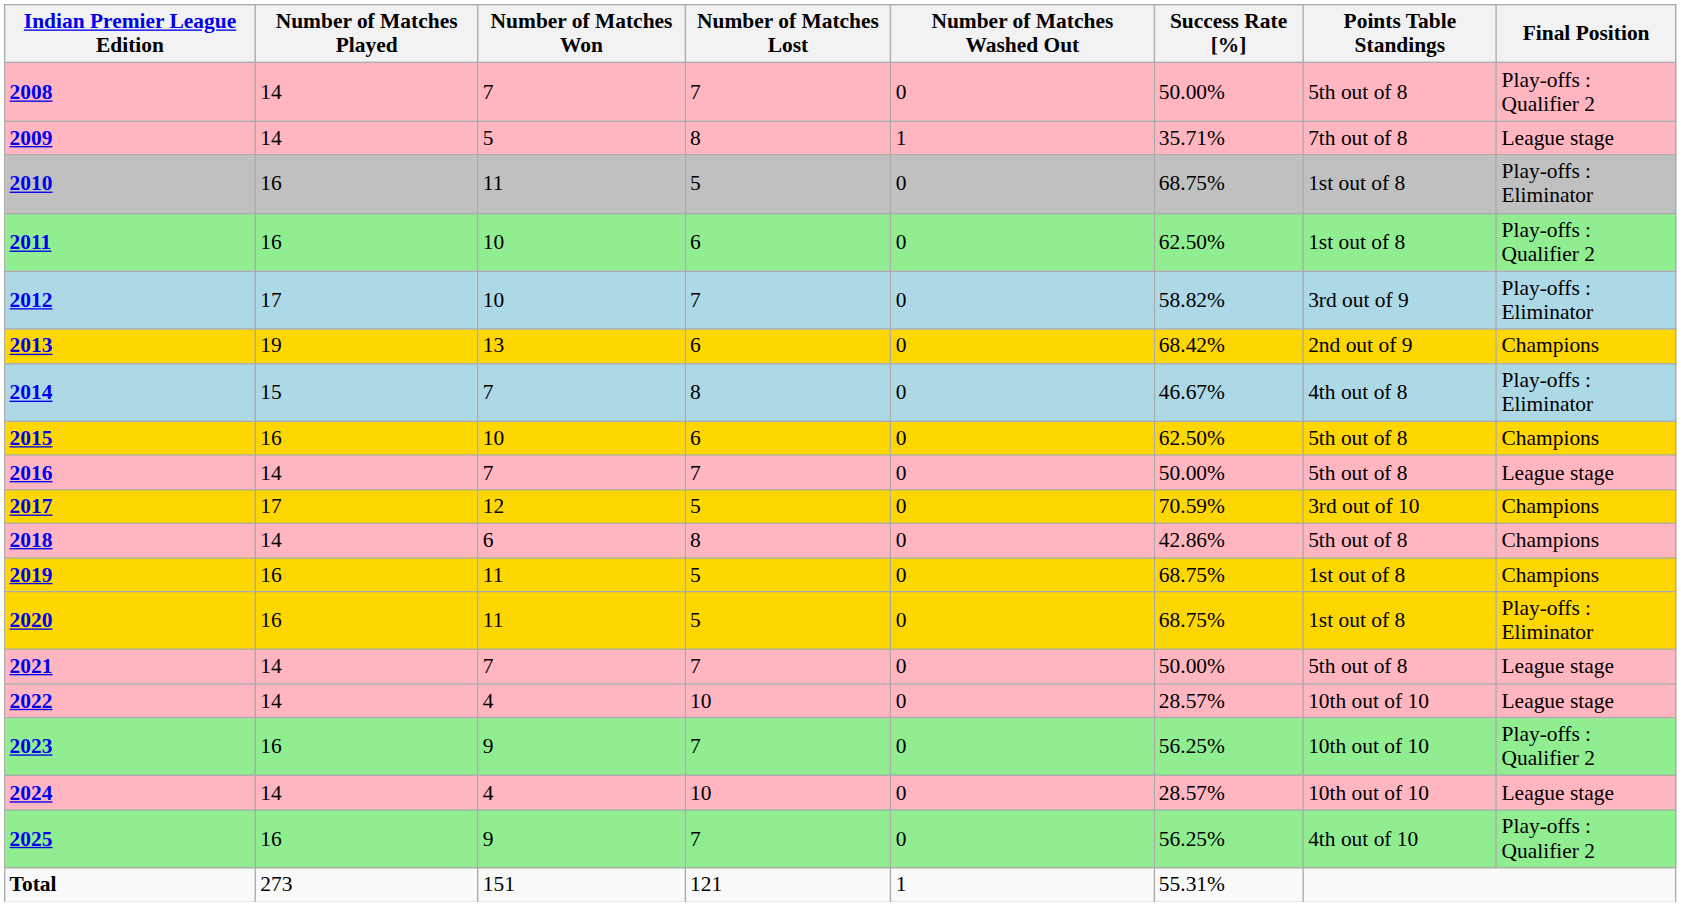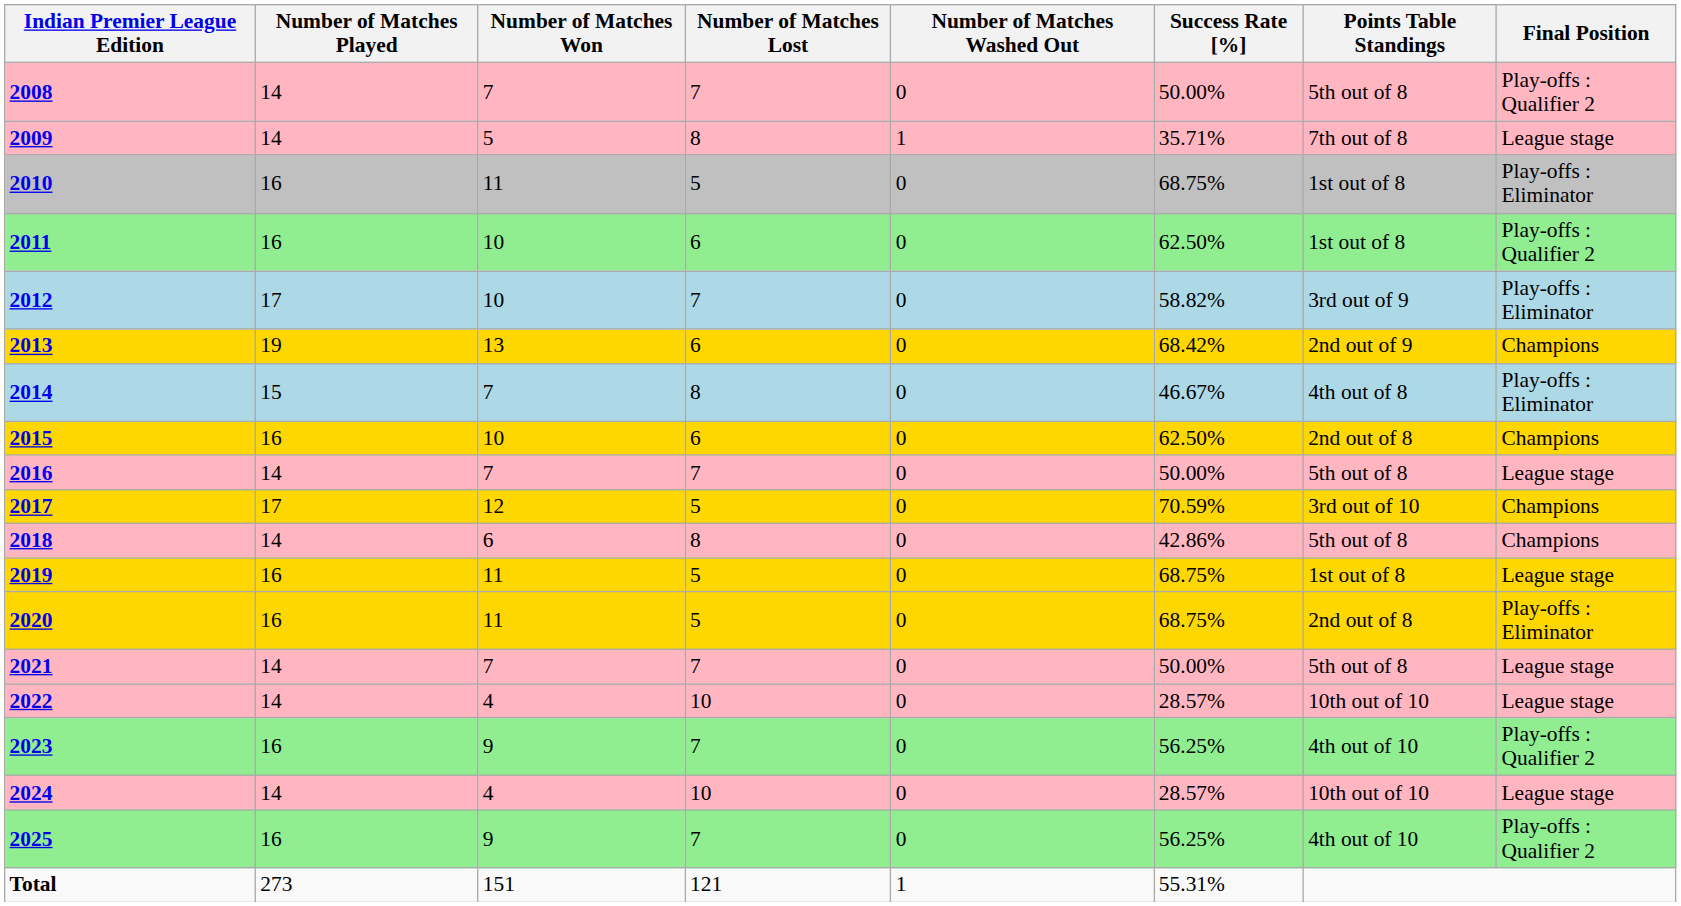(1358, 438) 5th out of 8 -> (1360, 438) 2nd out of 8
(1550, 574) Champions -> (1558, 574) League stage
(1357, 620) 1st out of 8 -> (1360, 620) 2nd out of 8
(1369, 746) 10th out of 10 -> (1363, 746) 4th out of 10
